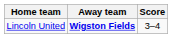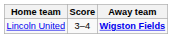columns swapped: (152, 11) <-> (102, 11)
